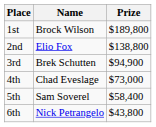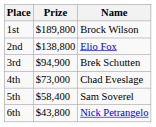columns swapped: (70, 12) <-> (129, 12)
